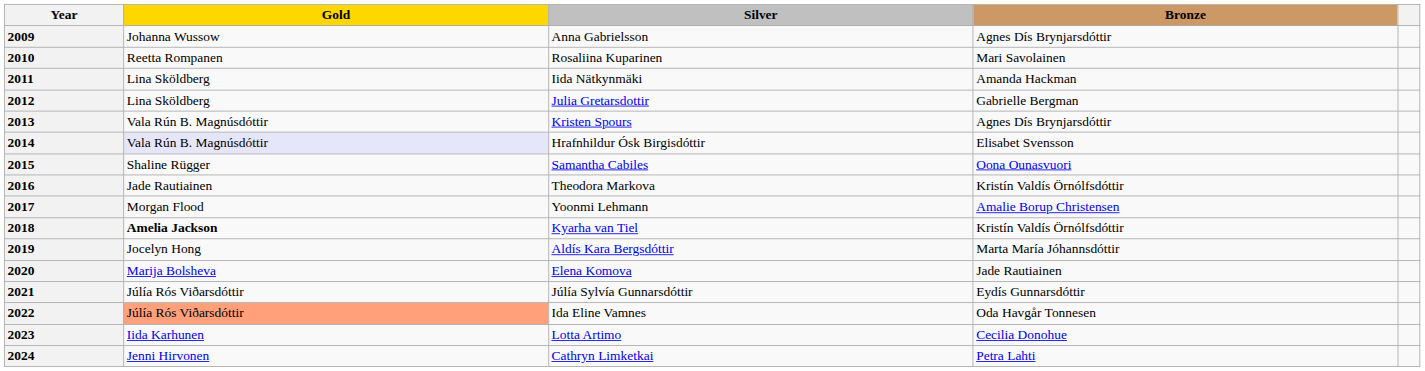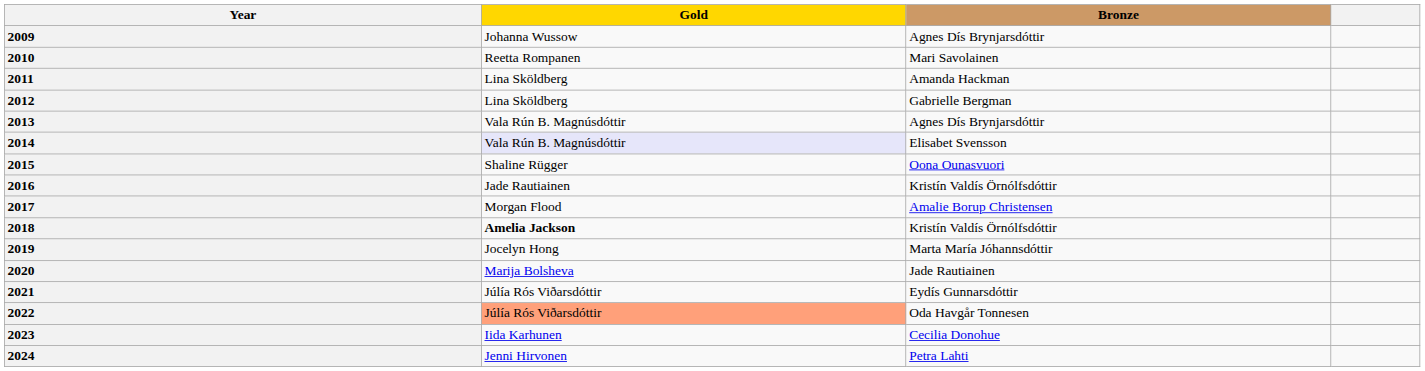- column: (761, 15)
